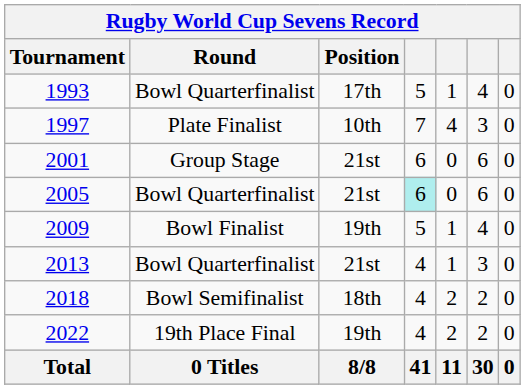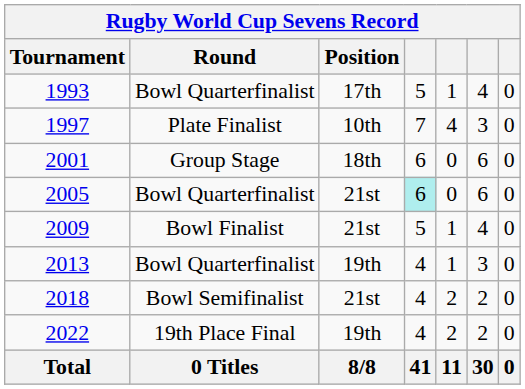(362, 159) 21st -> (362, 159) 18th
(362, 228) 19th -> (362, 228) 21st
(362, 263) 21st -> (362, 263) 19th
(362, 297) 18th -> (362, 297) 21st
